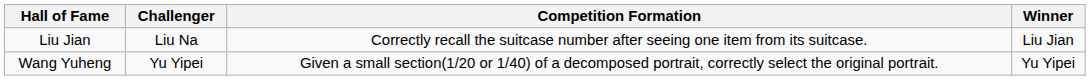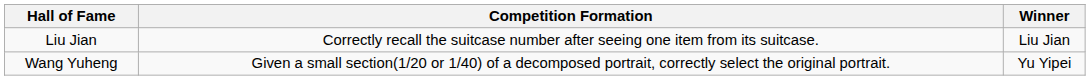- column: (176, 16)
